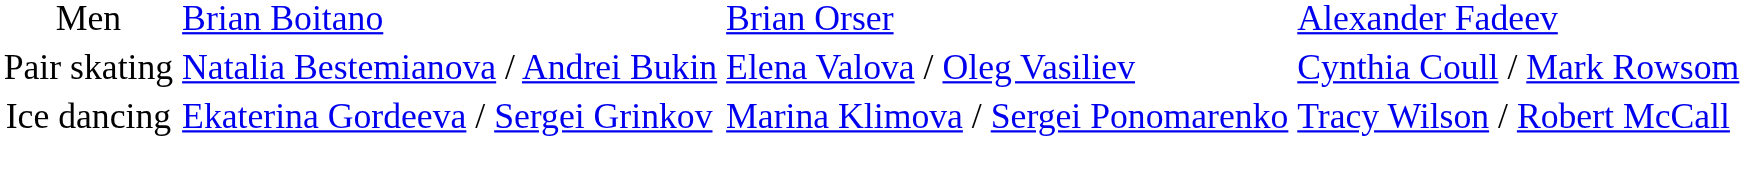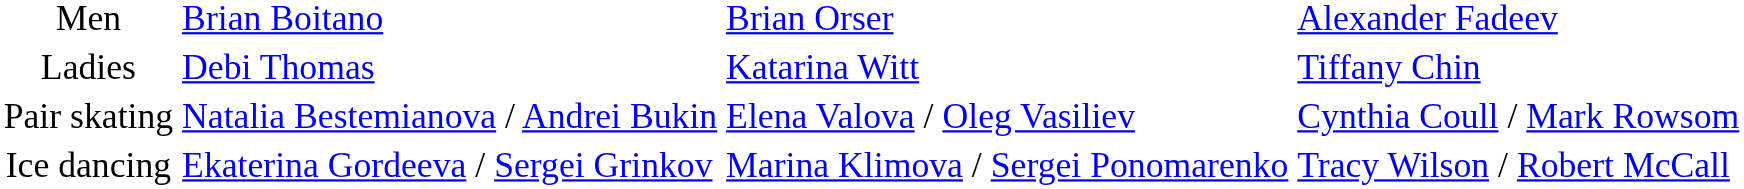+ row: (88, 67)
